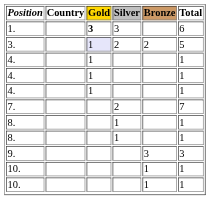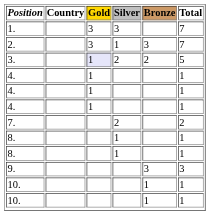(91, 28) bold -> (91, 28) normal
(182, 28) 6 -> (182, 28) 7
+ row: (11, 44)
(182, 106) 7 -> (182, 122) 2
